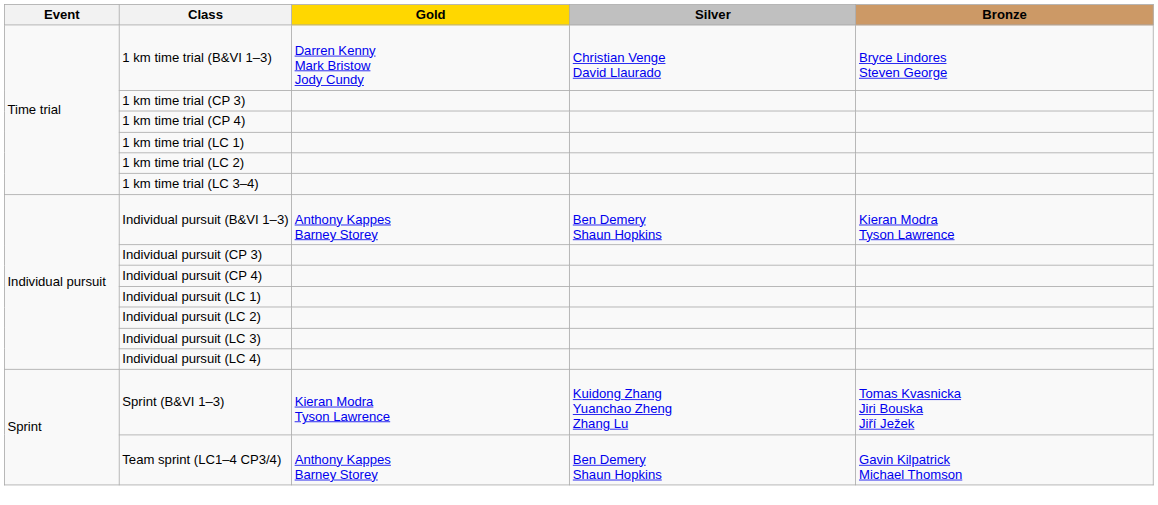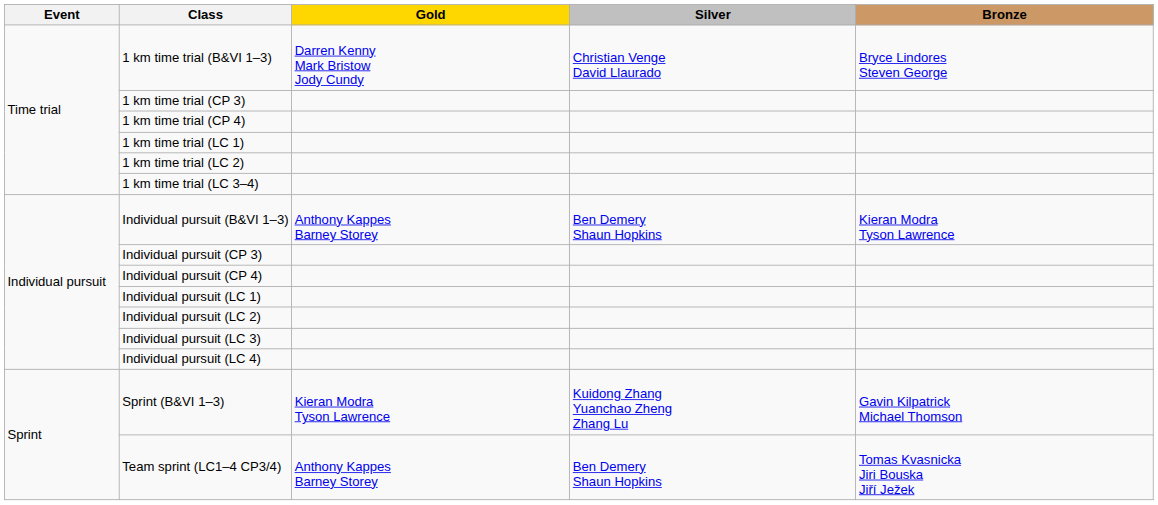(910, 409) Tomas Kvasnicka Jiri Bouska Jiří Ježek -> (911, 409) Gavin Kilpatrick Michael Thomson
(911, 467) Gavin Kilpatrick Michael Thomson -> (910, 474) Tomas Kvasnicka Jiri Bouska Jiří Ježek
